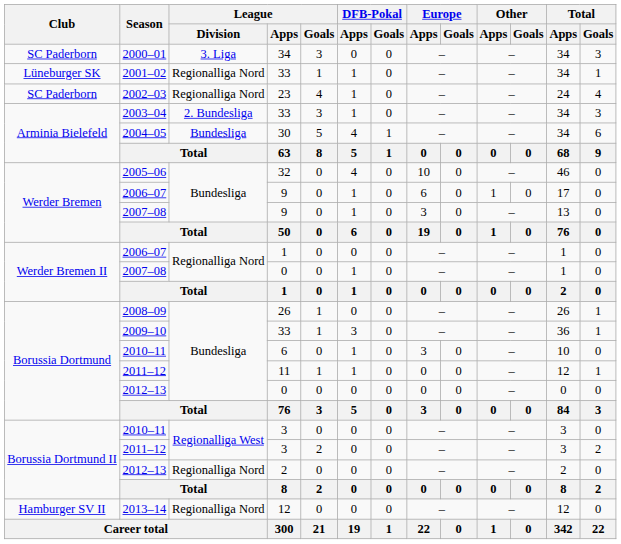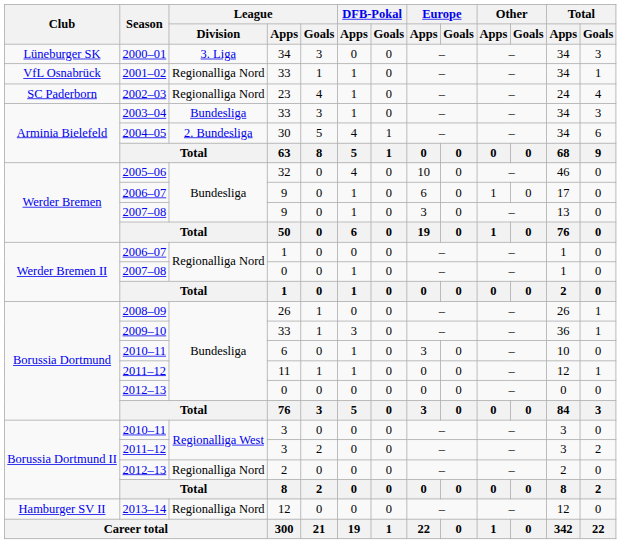(62, 53) SC Paderborn -> (62, 53) Lüneburger SK
(62, 73) Lüneburger SK -> (62, 73) VfL Osnabrück
(218, 113) 2. Bundesliga -> (218, 113) Bundesliga
(218, 133) Bundesliga -> (218, 133) 2. Bundesliga
